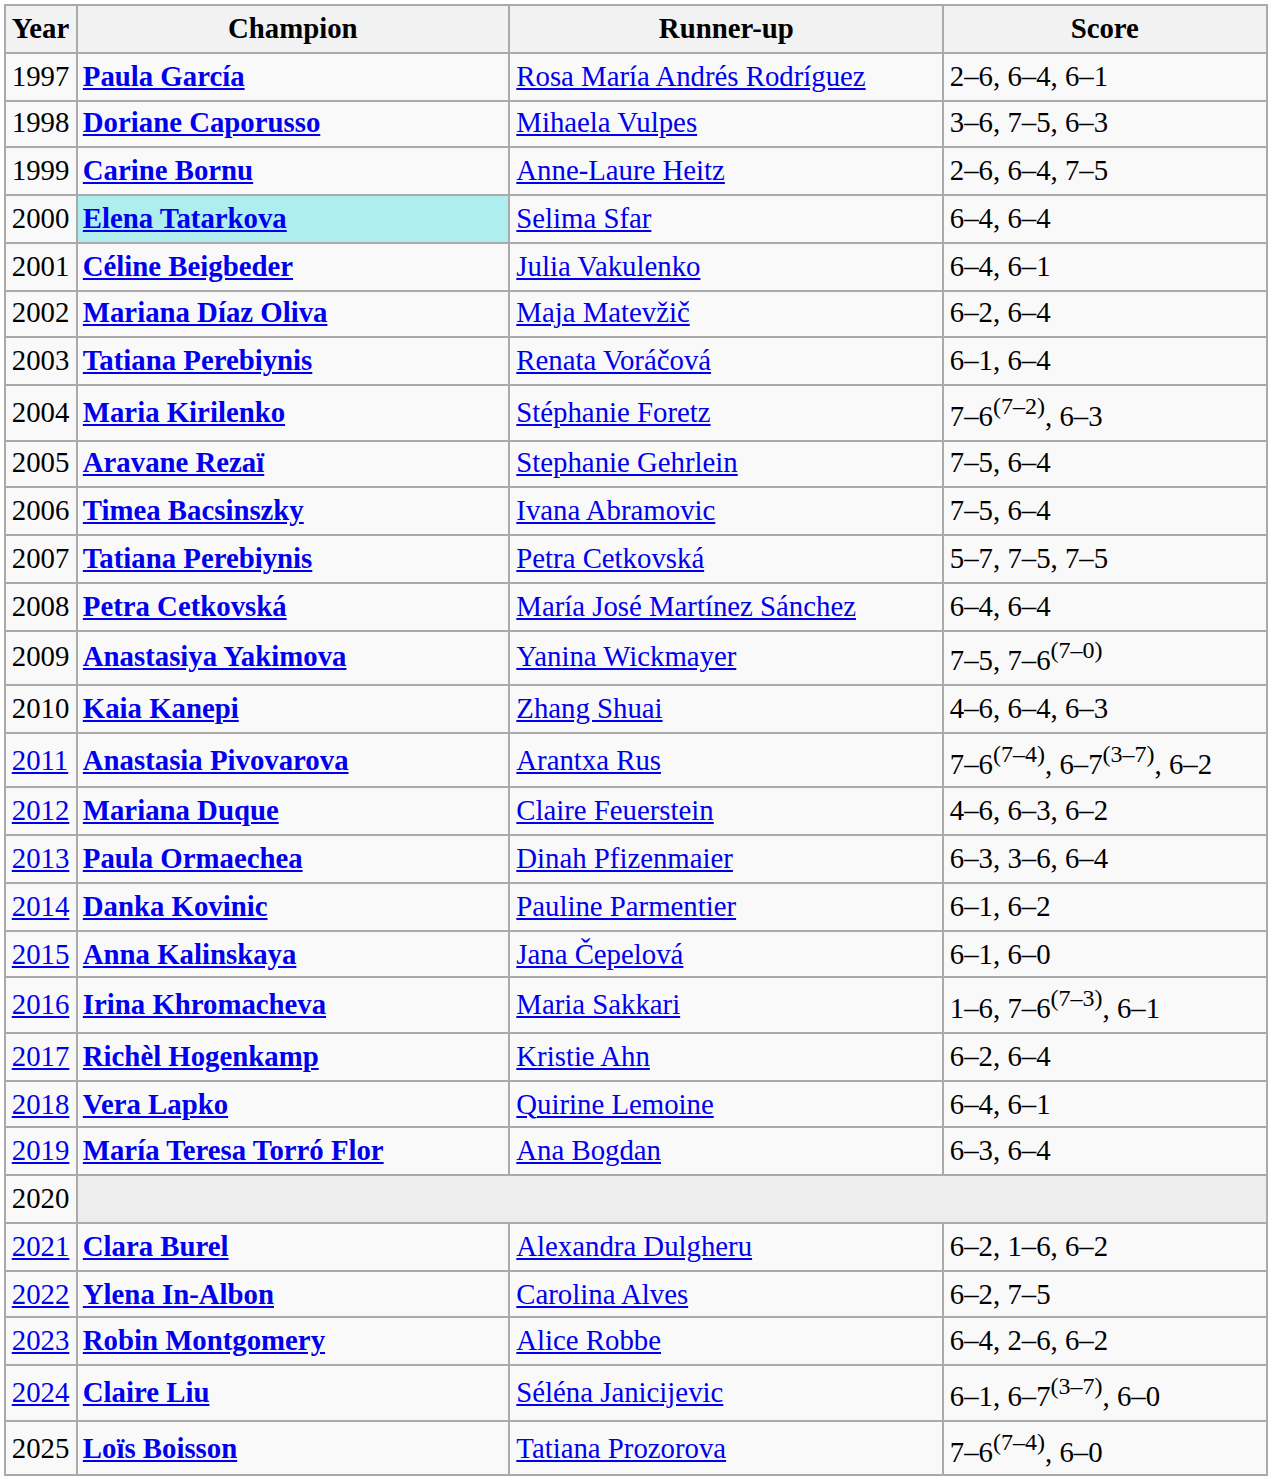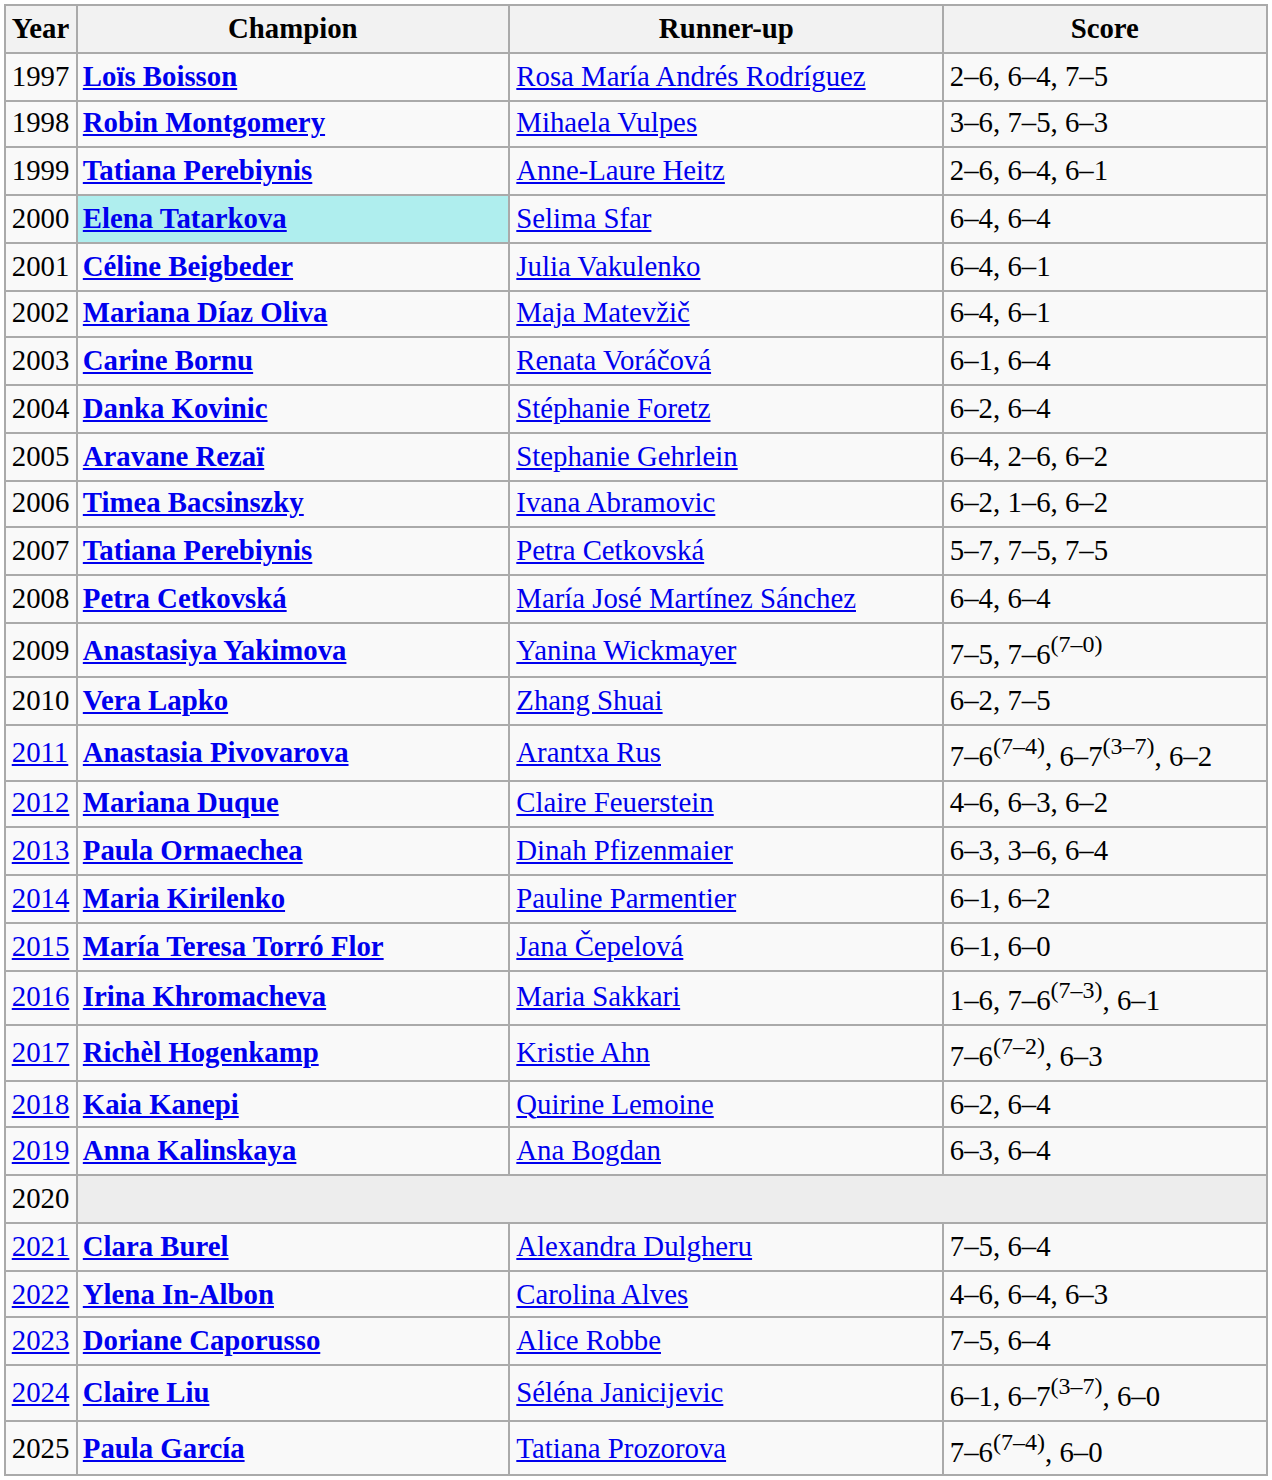(164, 76) Paula García -> (160, 76) Loïs Boisson
(1029, 76) 2–6, 6–4, 6–1 -> (1029, 76) 2–6, 6–4, 7–5
(202, 123) Doriane Caporusso -> (204, 123) Robin Montgomery
(168, 171) Carine Bornu -> (198, 171) Tatiana Perebiynis
(1029, 171) 2–6, 6–4, 7–5 -> (1029, 171) 2–6, 6–4, 6–1
(1000, 313) 6–2, 6–4 -> (1000, 313) 6–4, 6–1
(198, 361) Tatiana Perebiynis -> (168, 361) Carine Bornu
(184, 412) Maria Kirilenko -> (175, 408) Danka Kovinic
(1026, 412) 7–6(7–2), 6–3 -> (1000, 408) 6–2, 6–4
(1000, 463) 7–5, 6–4 -> (1029, 456) 6–4, 2–6, 6–2
(1000, 511) 7–5, 6–4 -> (1029, 503) 6–2, 1–6, 6–2
(161, 708) Kaia Kanepi -> (155, 701) Vera Lapko
(1029, 708) 4–6, 6–4, 6–3 -> (1000, 701) 6–2, 7–5
(175, 906) Danka Kovinic -> (184, 898) Maria Kirilenko
(190, 953) Anna Kalinskaya -> (233, 946) María Teresa Torró Flor
(1000, 1056) 6–2, 6–4 -> (1026, 1052) 7–6(7–2), 6–3
(155, 1104) Vera Lapko -> (161, 1104) Kaia Kanepi
(1000, 1104) 6–4, 6–1 -> (1000, 1104) 6–2, 6–4
(233, 1151) María Teresa Torró Flor -> (190, 1151) Anna Kalinskaya
(1029, 1246) 6–2, 1–6, 6–2 -> (1000, 1246) 7–5, 6–4
(1000, 1294) 6–2, 7–5 -> (1029, 1294) 4–6, 6–4, 6–3
(204, 1341) Robin Montgomery -> (202, 1341) Doriane Caporusso
(1029, 1341) 6–4, 2–6, 6–2 -> (1000, 1341) 7–5, 6–4
(160, 1447) Loïs Boisson -> (164, 1447) Paula García
